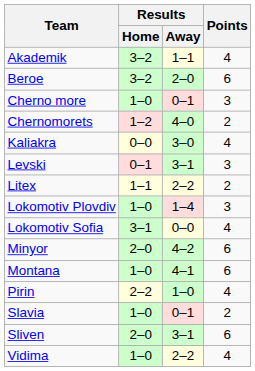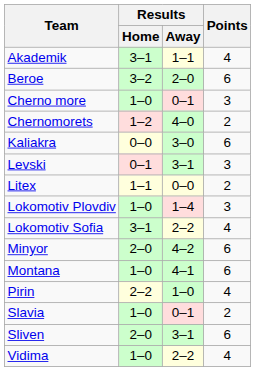(141, 57) 3–2 -> (141, 57) 3–1
(227, 143) 4 -> (227, 143) 6
(183, 185) 2–2 -> (183, 185) 0–0
(183, 228) 0–0 -> (183, 228) 2–2
